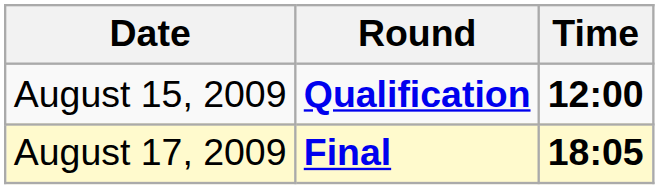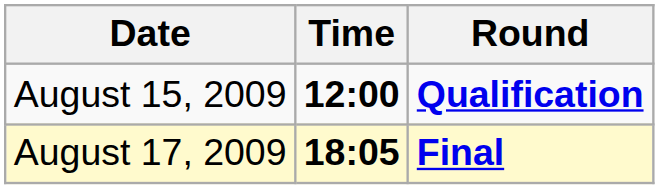columns swapped: (596, 34) <-> (417, 34)
